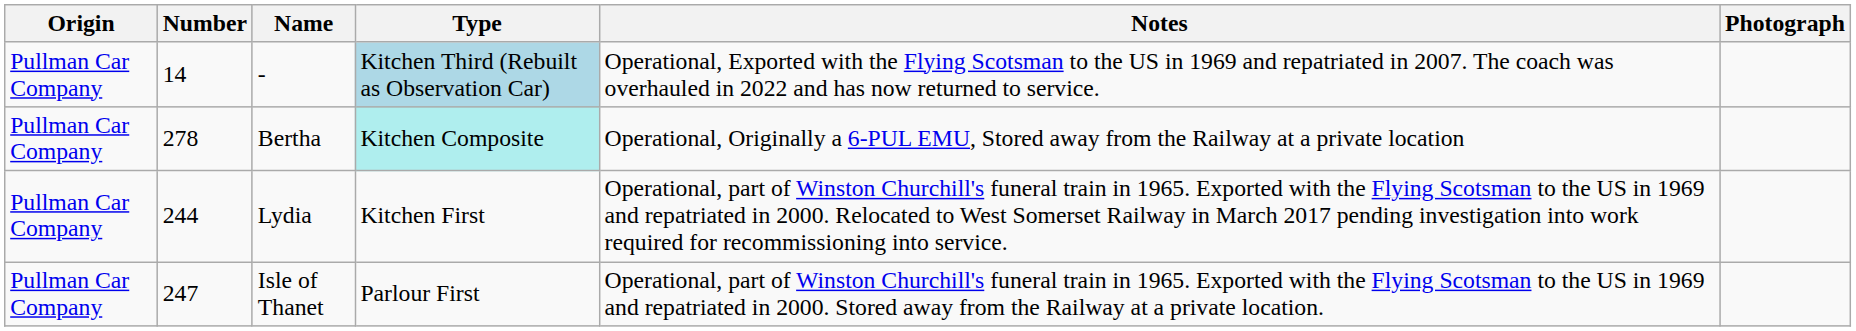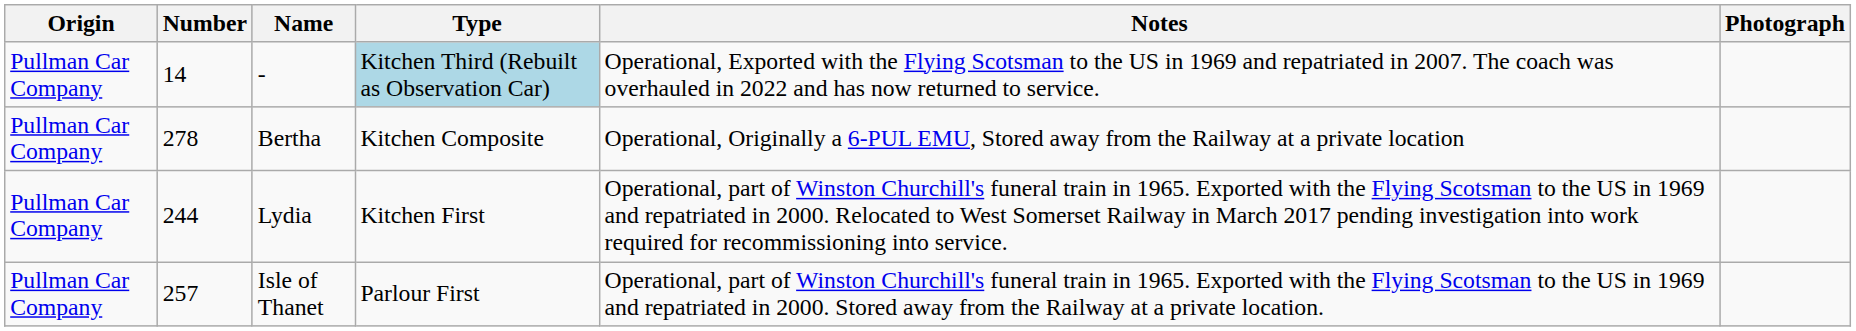(452, 138) paleturquoise background -> (452, 138) no background
(181, 293) 247 -> (181, 293) 257
